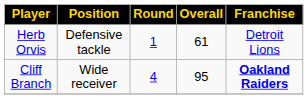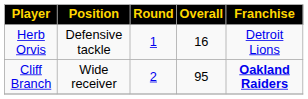(201, 42) 61 -> (201, 42) 16
(153, 76) 4 -> (153, 76) 2
